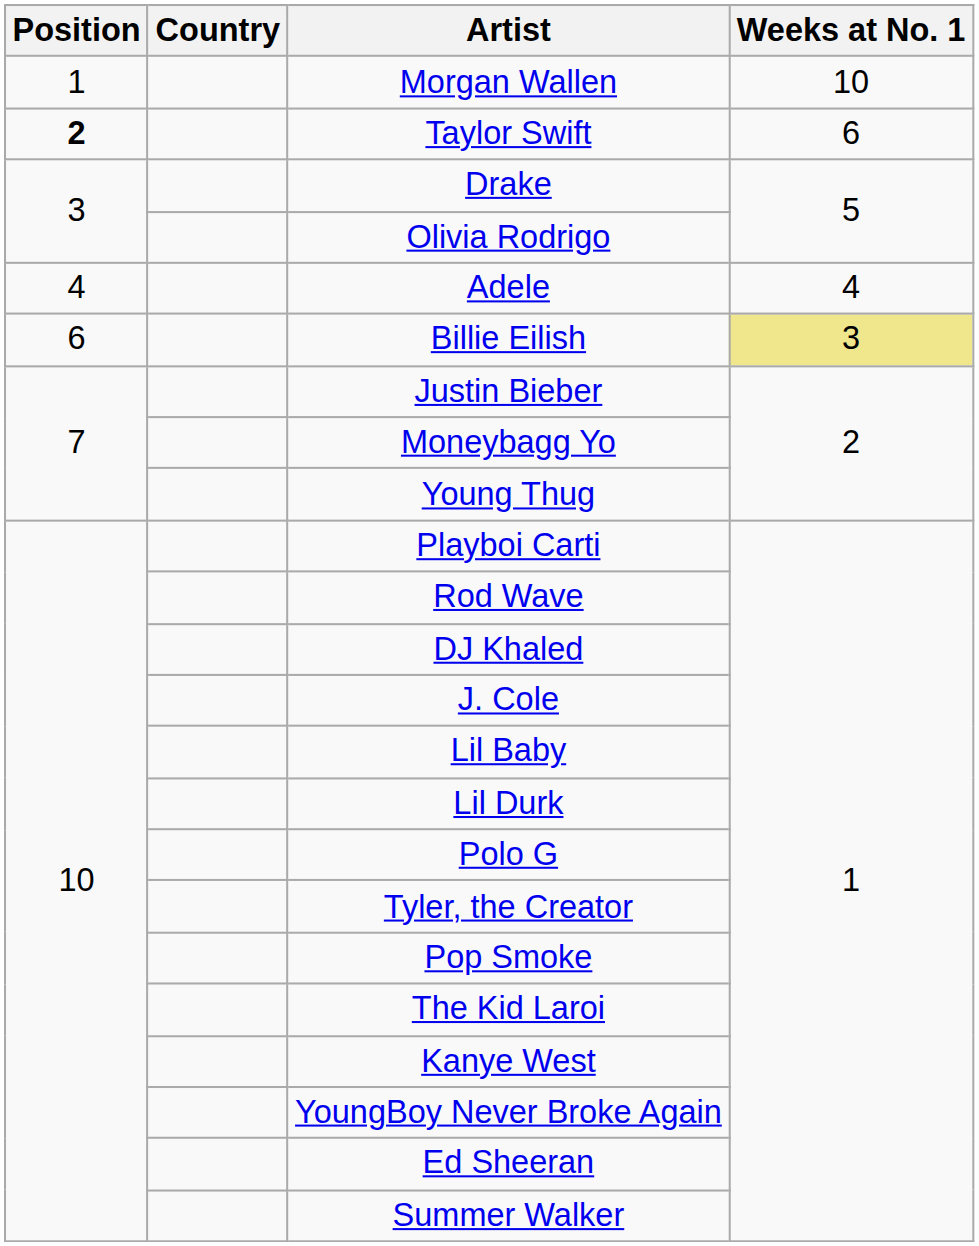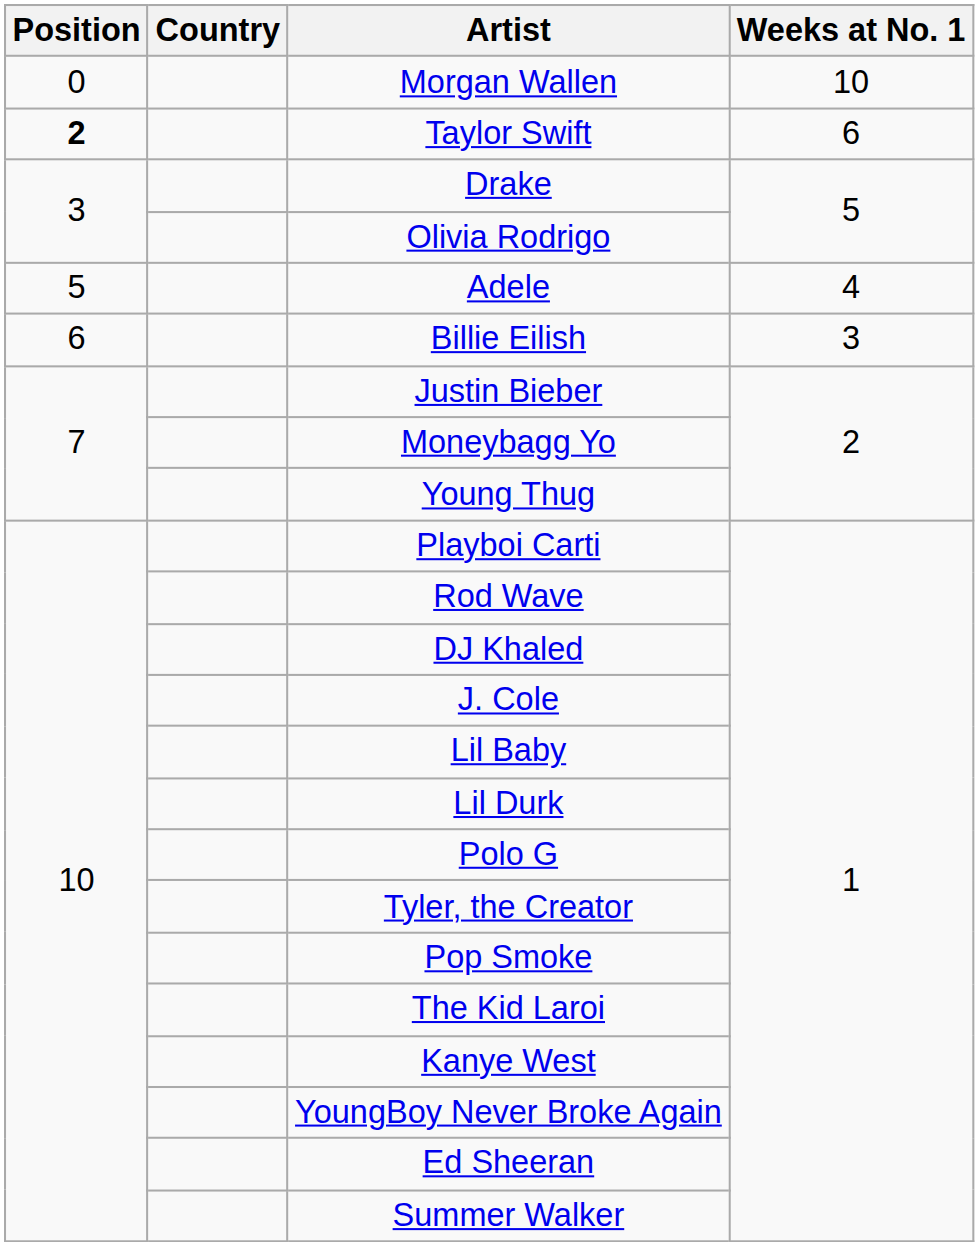(77, 81) 1 -> (77, 81) 0
(77, 287) 4 -> (77, 287) 5
(851, 339) khaki background -> (851, 339) no background
